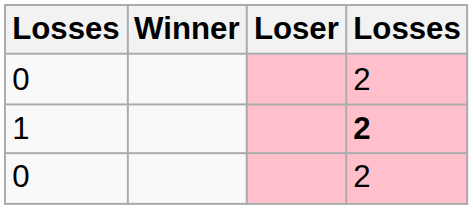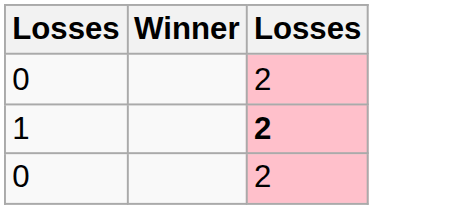- column: (296, 29)
